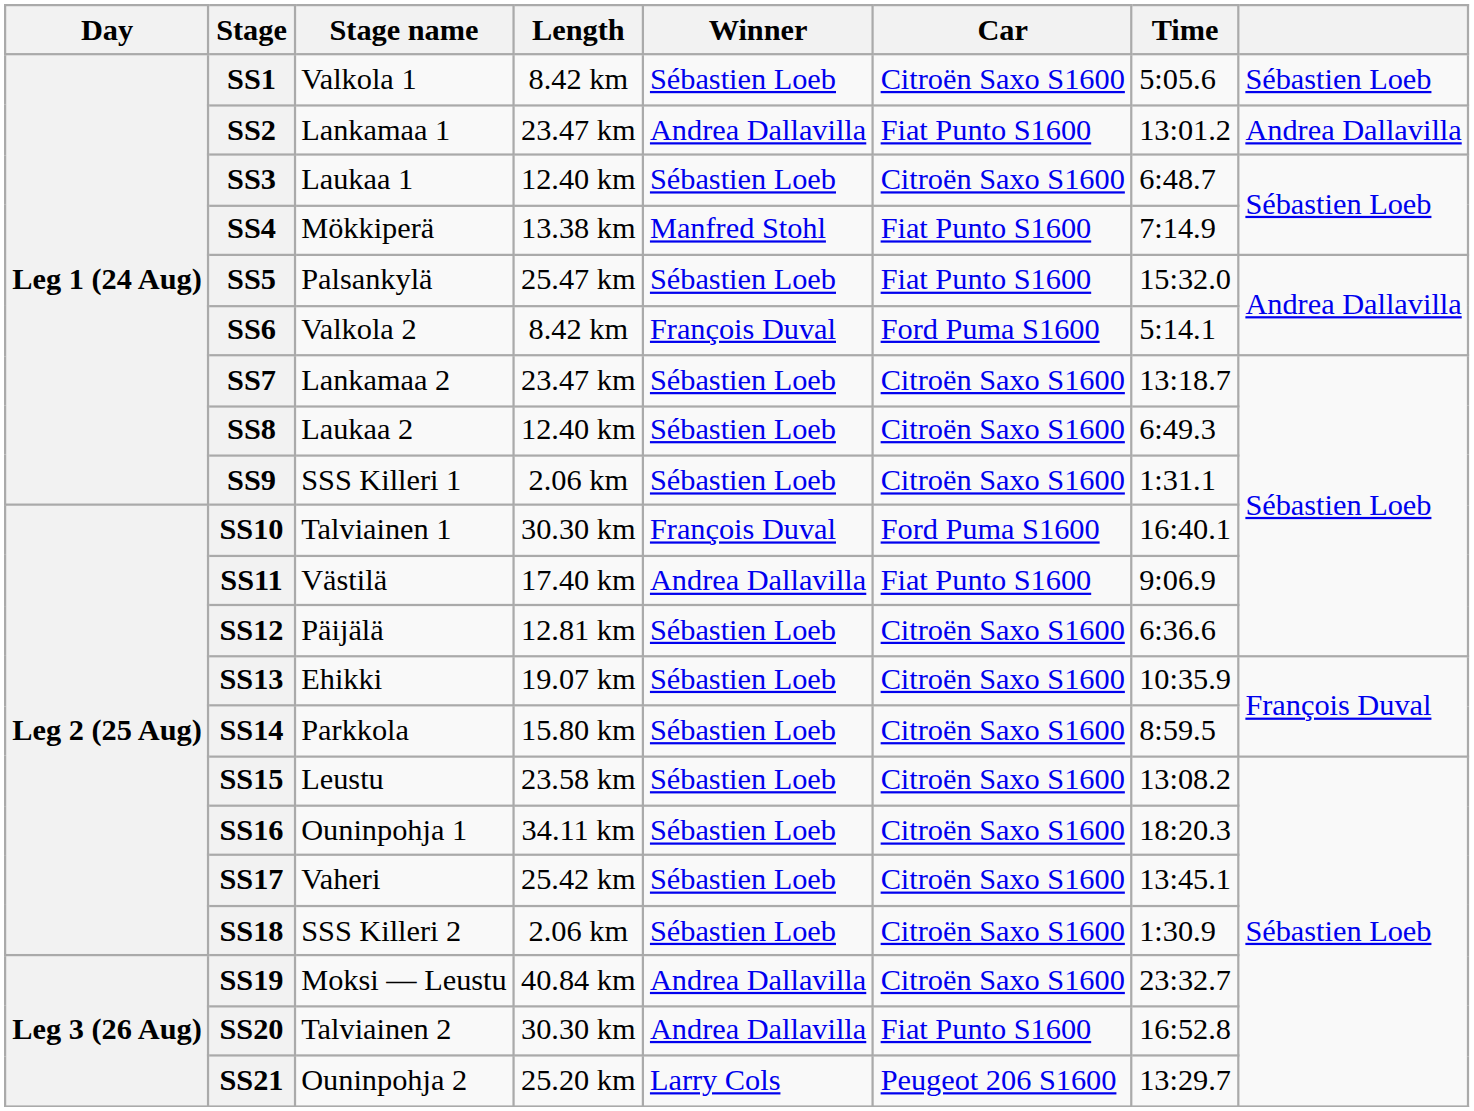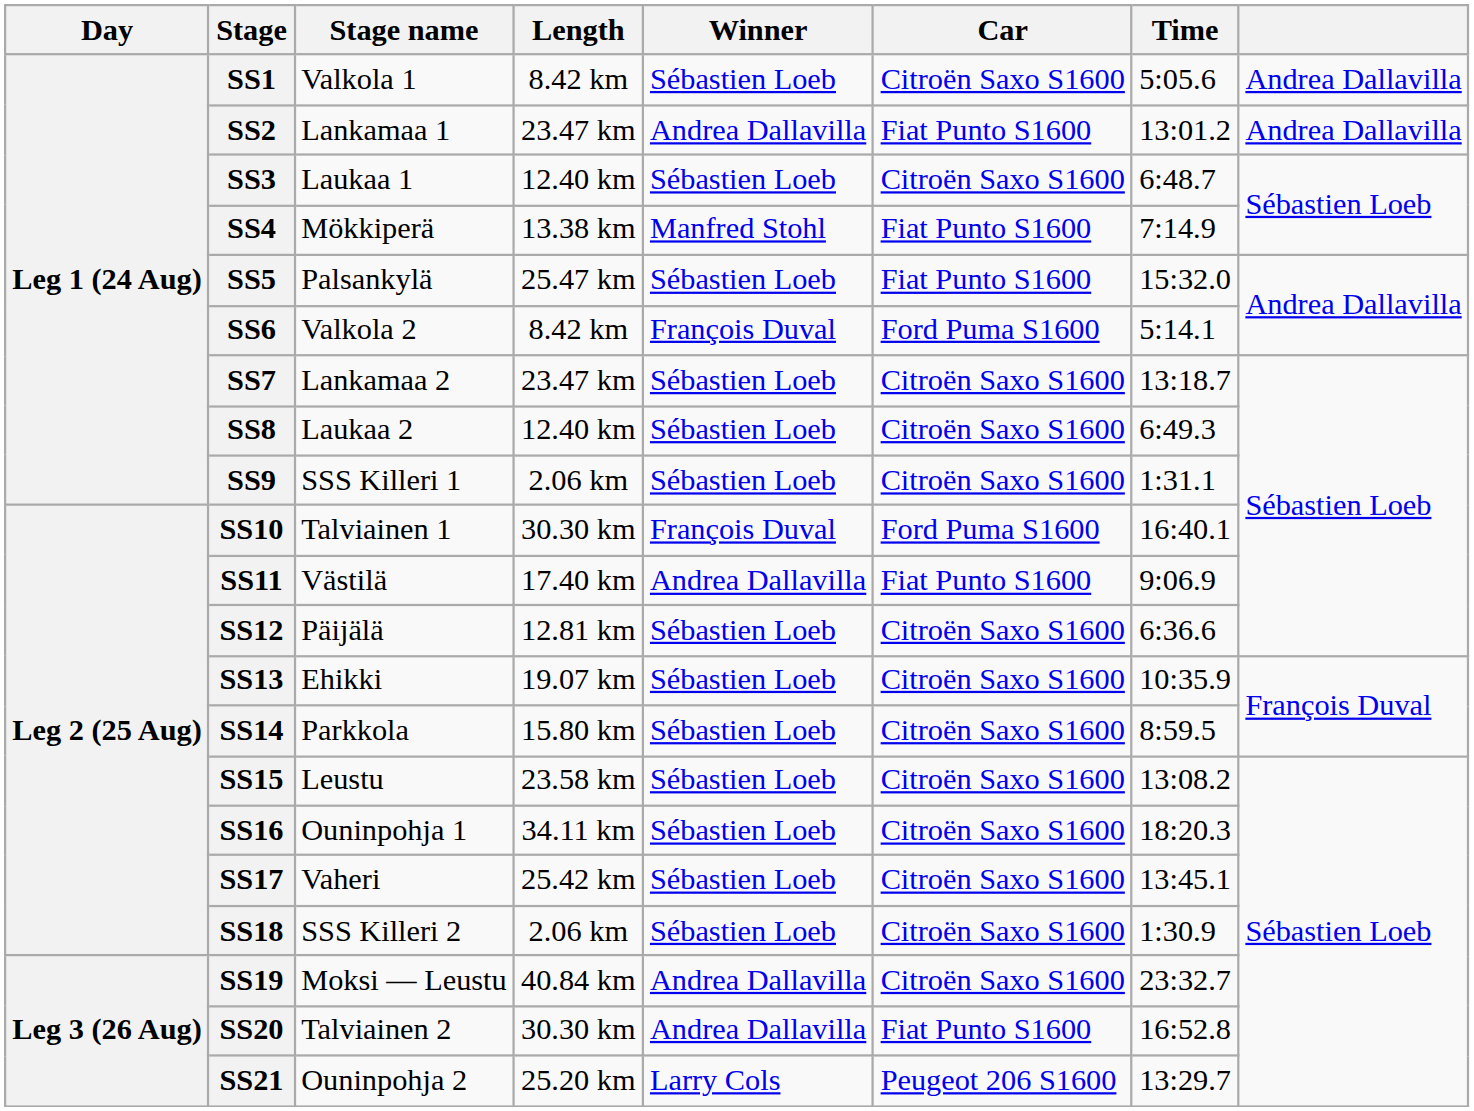(1338, 79) Sébastien Loeb -> (1354, 79) Andrea Dallavilla
